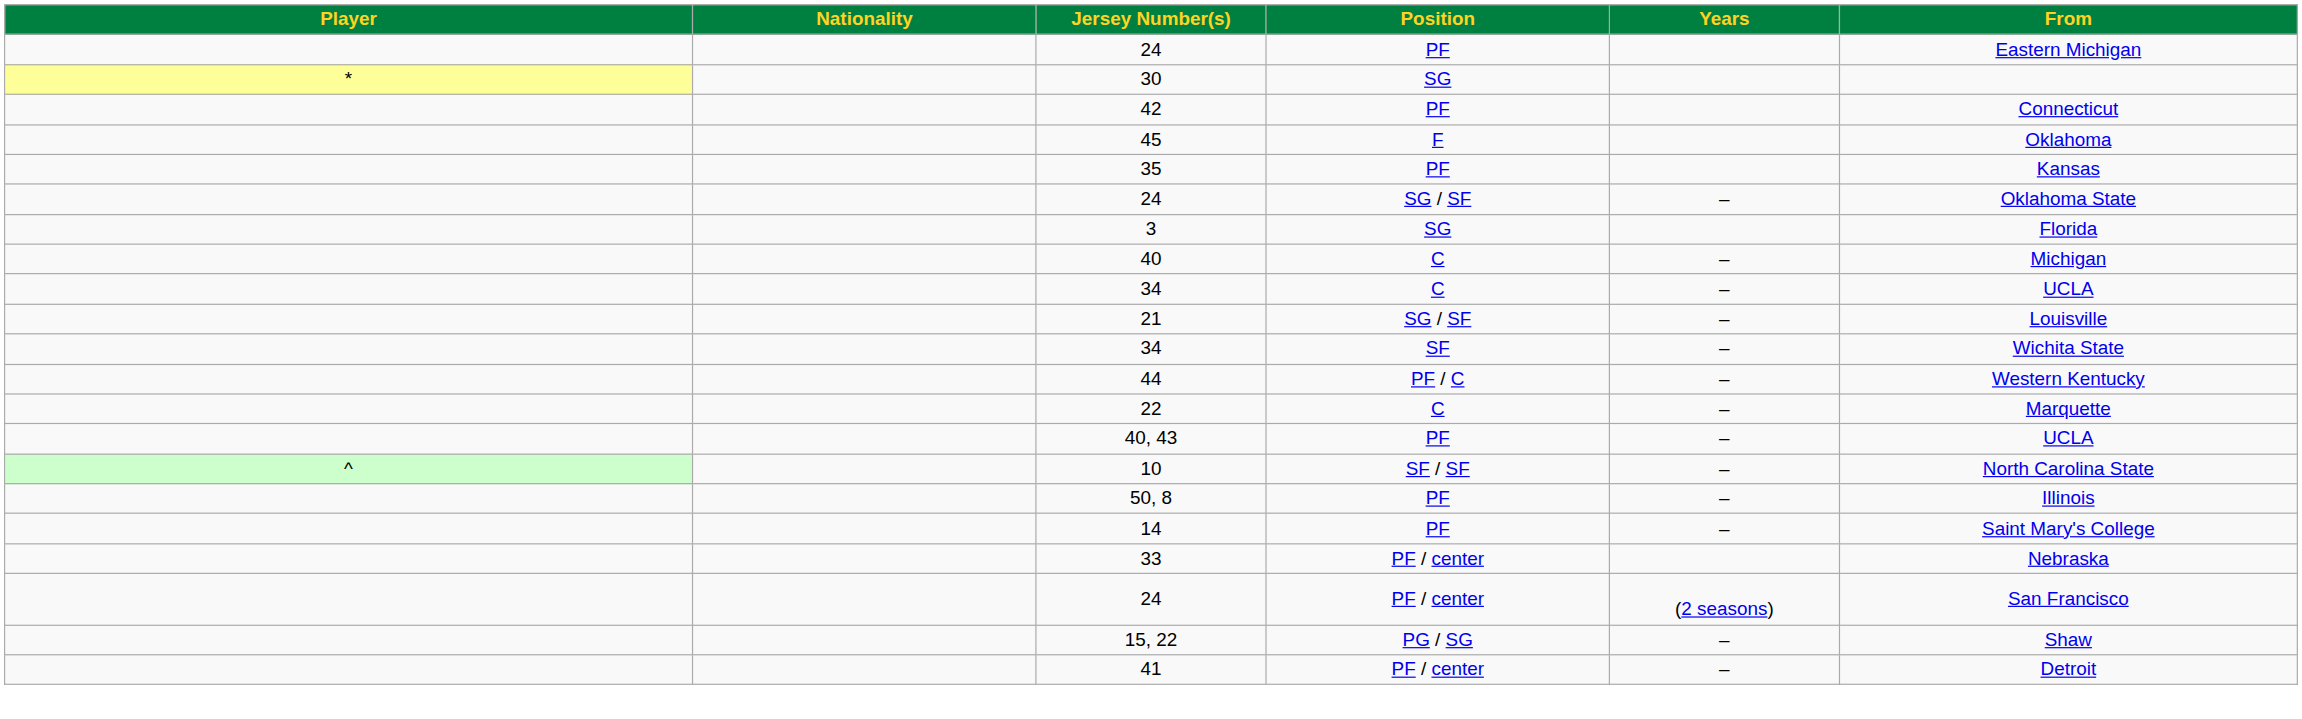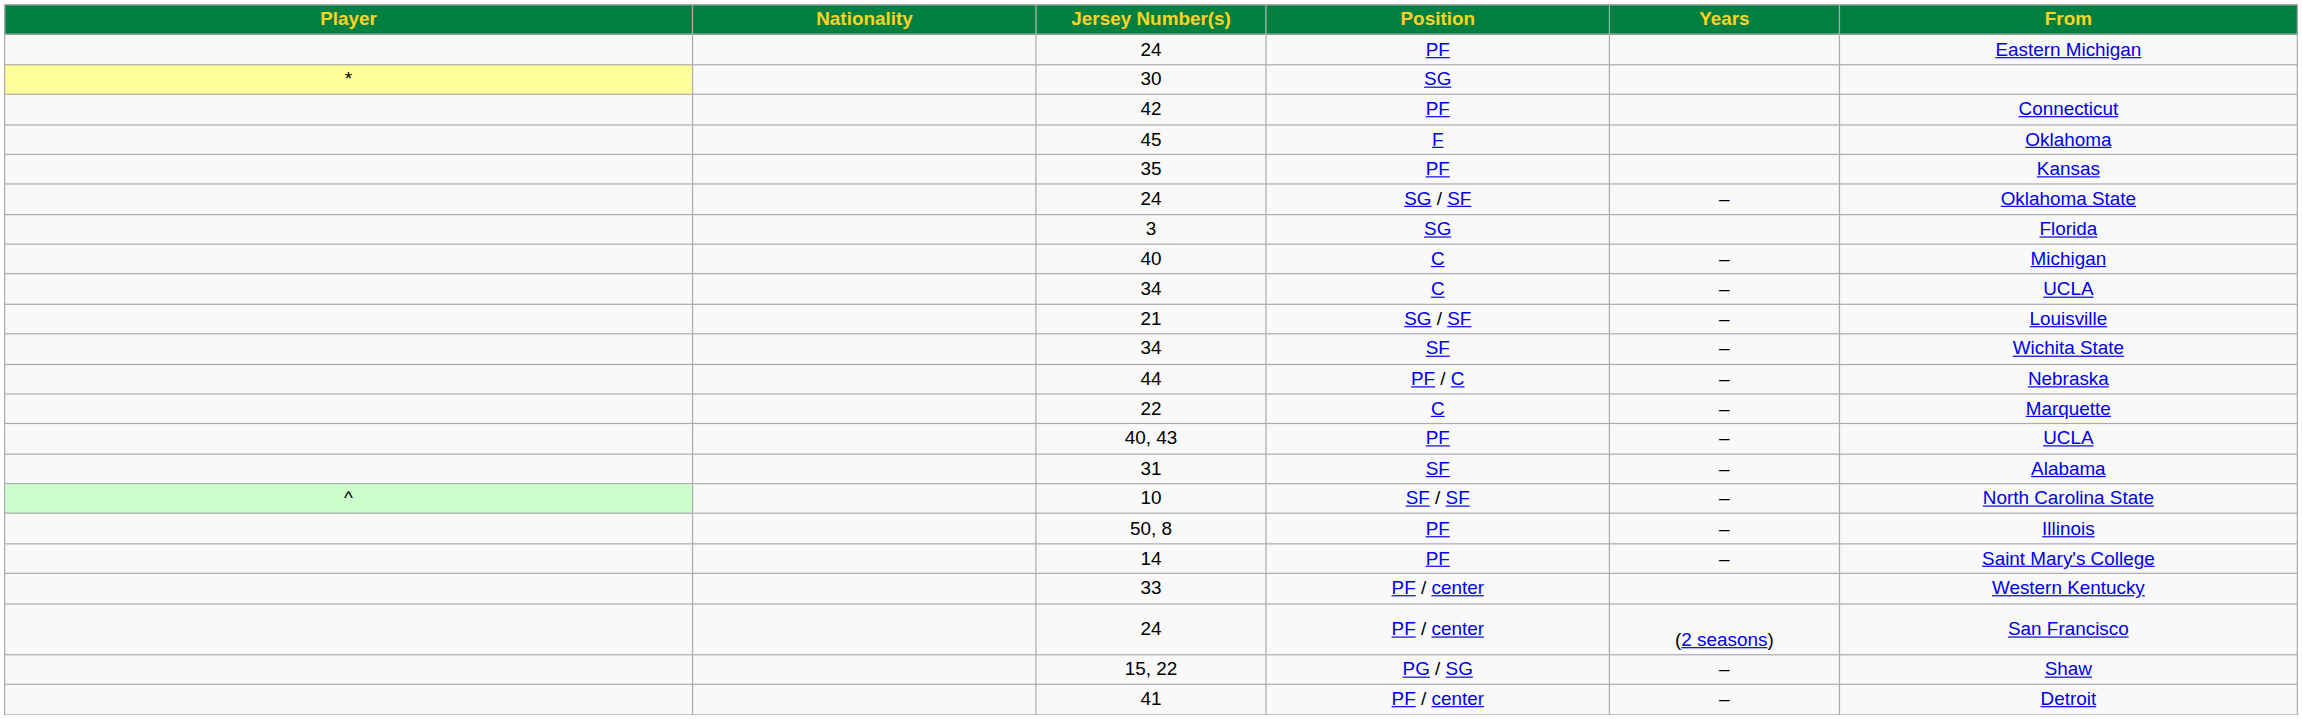(2068, 378) Western Kentucky -> (2068, 378) Nebraska
+ row: (1151, 468)
(2068, 558) Nebraska -> (2068, 588) Western Kentucky
